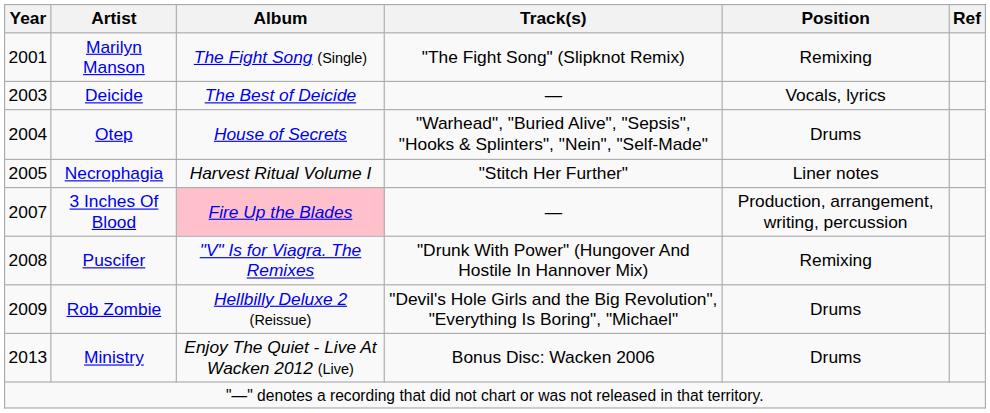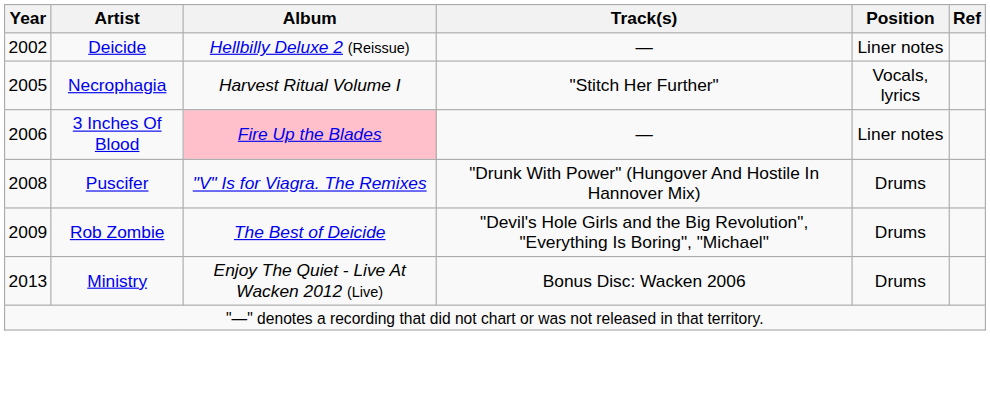- row: (114, 57)
(28, 96) 2003 -> (28, 47) 2002
(280, 96) The Best of Deicide -> (310, 47) Hellbilly Deluxe 2 (Reissue)
(836, 96) Vocals, lyrics -> (900, 47) Liner notes
- row: (114, 134)
(836, 173) Liner notes -> (900, 86) Vocals, lyrics
(28, 211) 2007 -> (28, 134) 2006
(836, 211) Production, arrangement, writing, percussion -> (900, 134) Liner notes
(836, 260) Remixing -> (900, 183) Drums
(280, 309) Hellbilly Deluxe 2 (Reissue) -> (310, 232) The Best of Deicide
